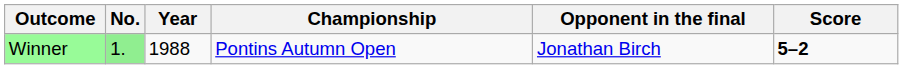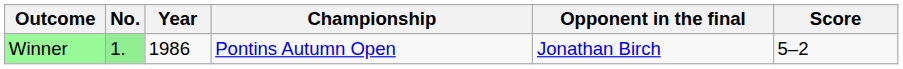(169, 48) 1988 -> (169, 48) 1986
(793, 48) bold -> (793, 48) normal
